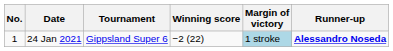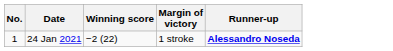- column: (127, 18)
(263, 39) lightblue background -> (176, 39) no background
